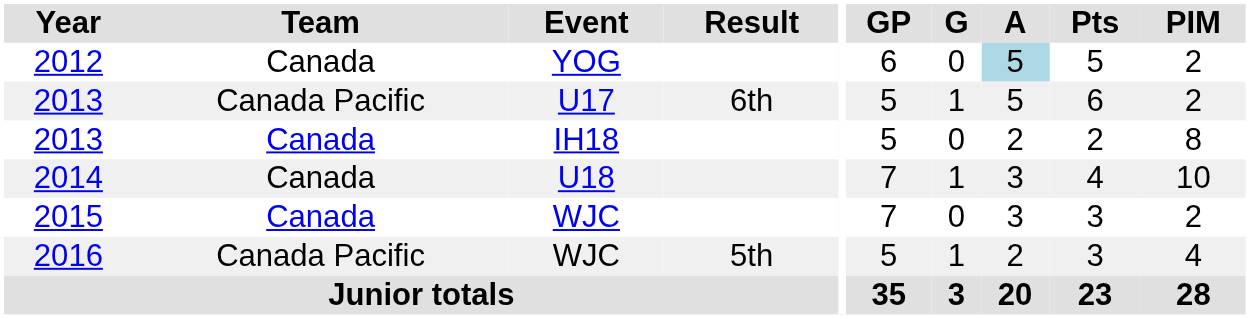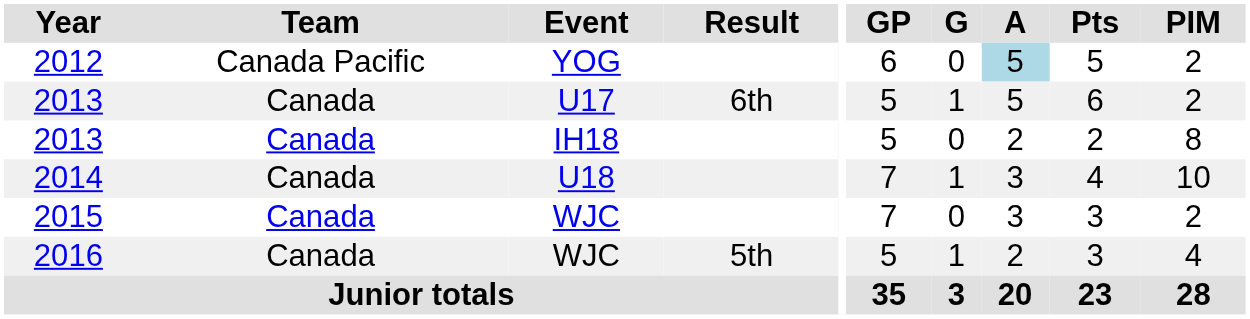(321, 61) Canada -> (321, 61) Canada Pacific
(321, 100) Canada Pacific -> (321, 100) Canada
(321, 255) Canada Pacific -> (321, 255) Canada
